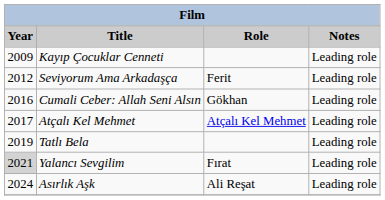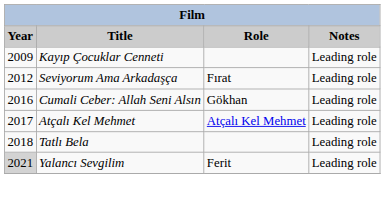(219, 78) Ferit -> (219, 78) Fırat
(20, 142) 2019 -> (20, 142) 2018
(219, 163) Fırat -> (219, 163) Ferit
- row: (67, 184)
